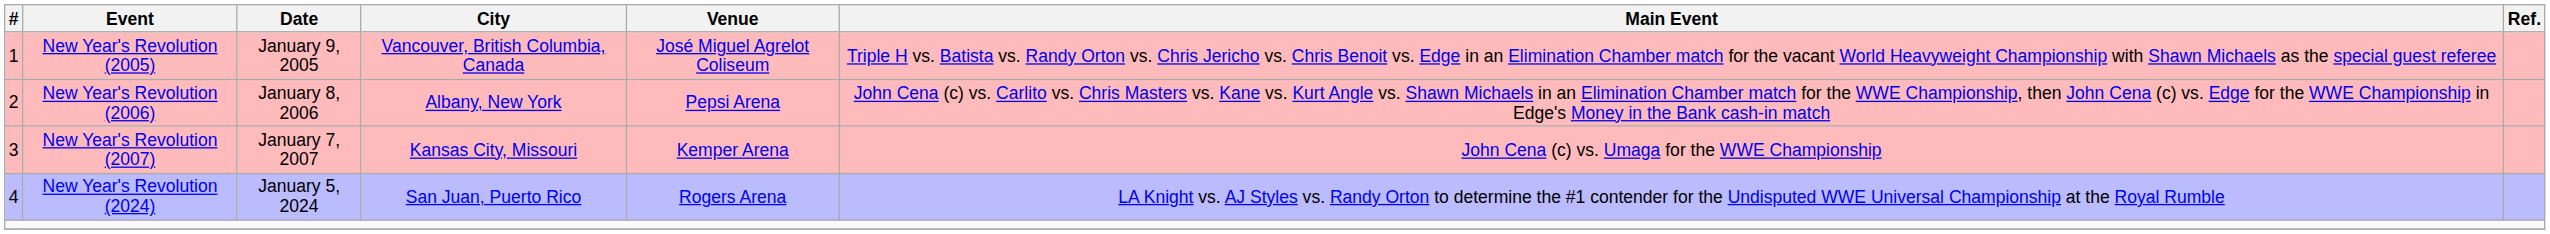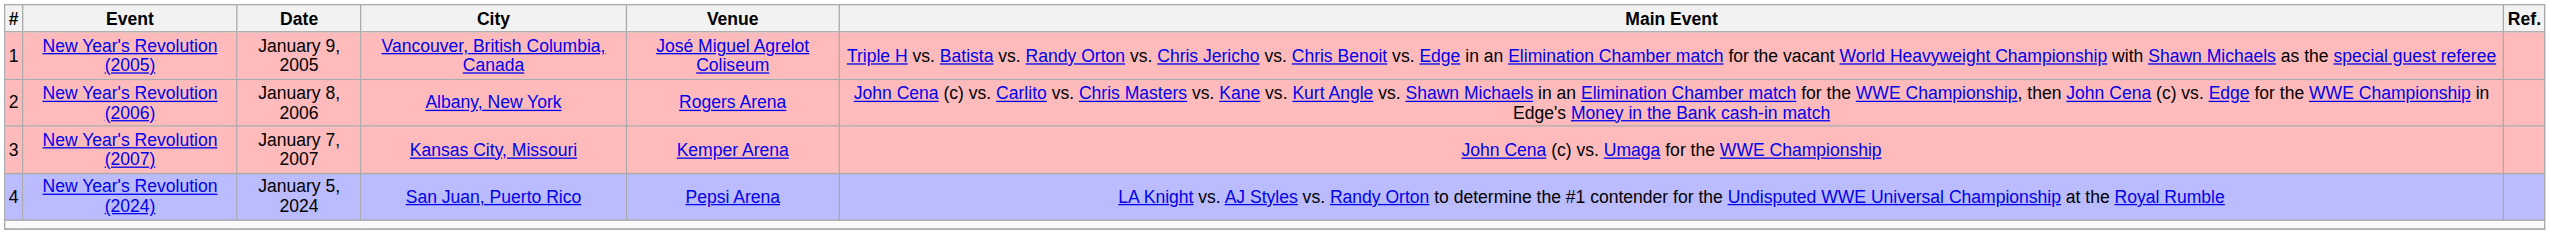(733, 102) Pepsi Arena -> (733, 102) Rogers Arena
(733, 196) Rogers Arena -> (733, 196) Pepsi Arena
